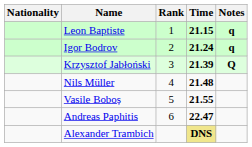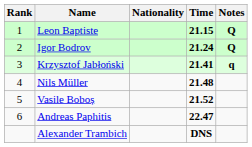columns swapped: (171, 13) <-> (33, 13)
(232, 30) q -> (232, 30) Q
(232, 47) q -> (232, 47) Q
(201, 64) 21.39 -> (201, 64) 21.41
(232, 64) Q -> (232, 64) q
(201, 99) 21.55 -> (201, 99) 21.52
(201, 133) khaki background -> (201, 133) no background
